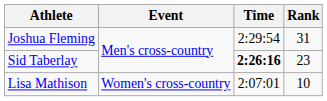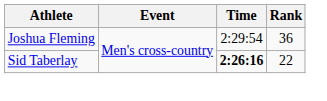(303, 39) 31 -> (286, 39) 36
(303, 61) 23 -> (286, 61) 22
- row: (47, 84)
